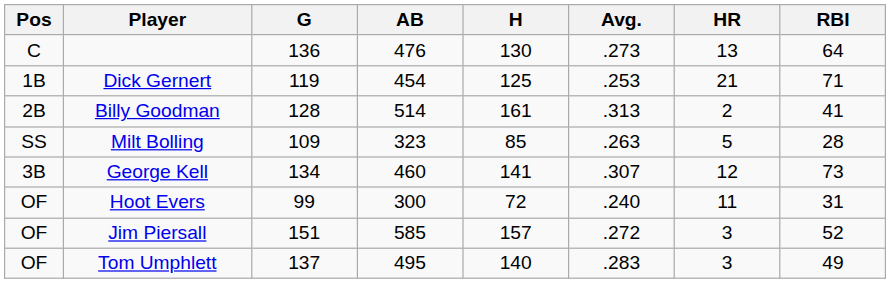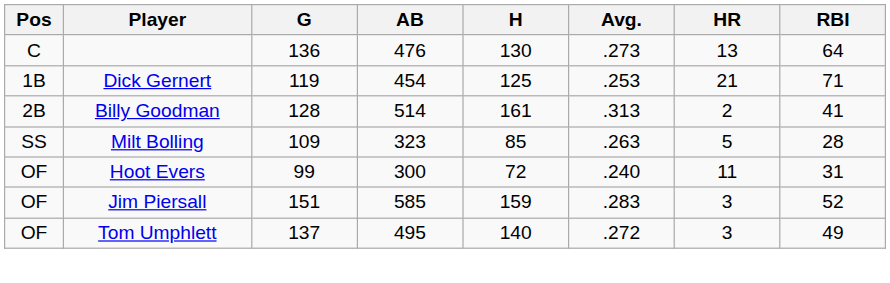- row: (157, 171)
(516, 232) 157 -> (516, 202) 159
(621, 232) .272 -> (621, 202) .283
(621, 263) .283 -> (621, 232) .272
